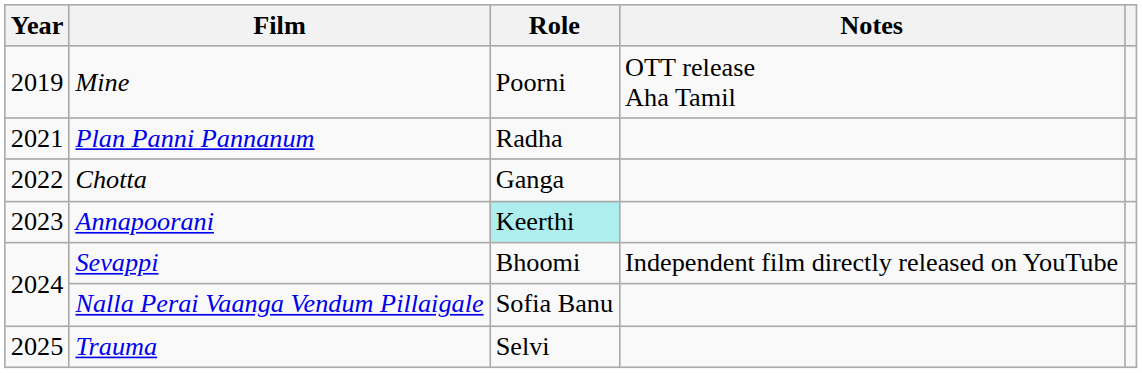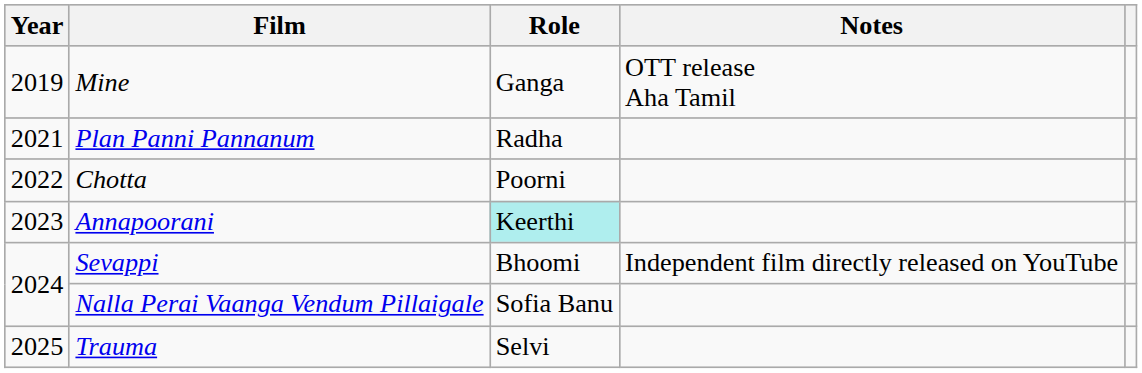(531, 81) Poorni -> (530, 81) Ganga
(530, 179) Ganga -> (531, 179) Poorni
